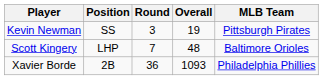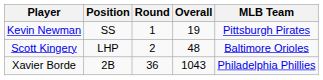(152, 30) 3 -> (152, 30) 1
(152, 48) 7 -> (152, 48) 2
(194, 65) 1093 -> (194, 65) 1043
